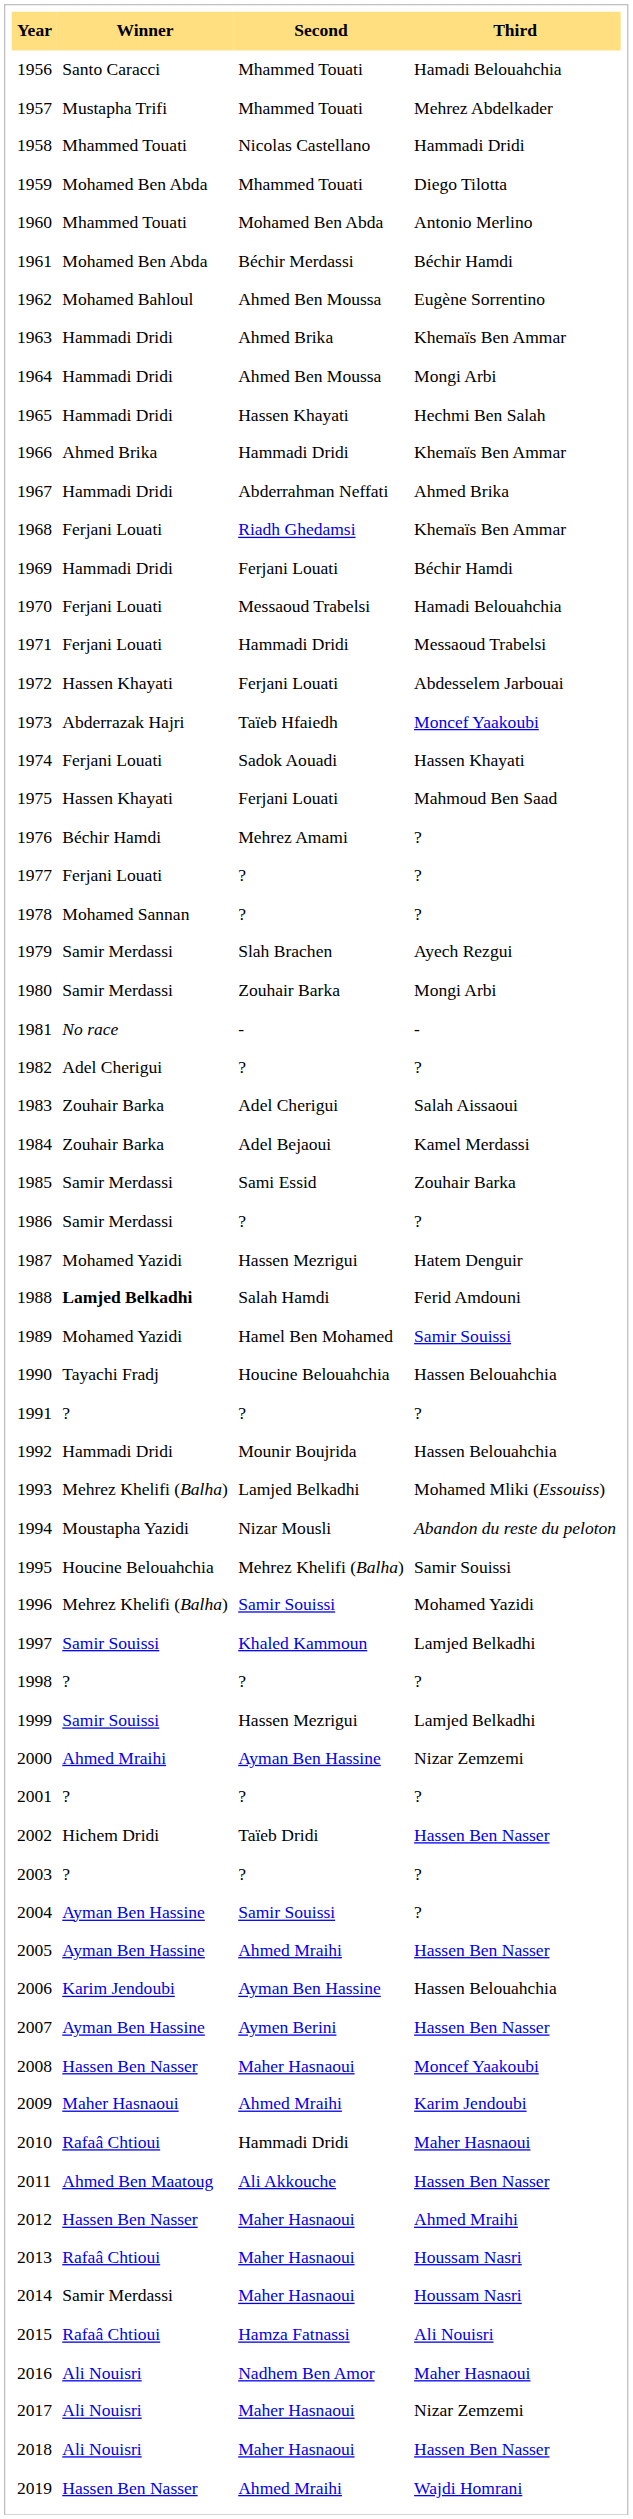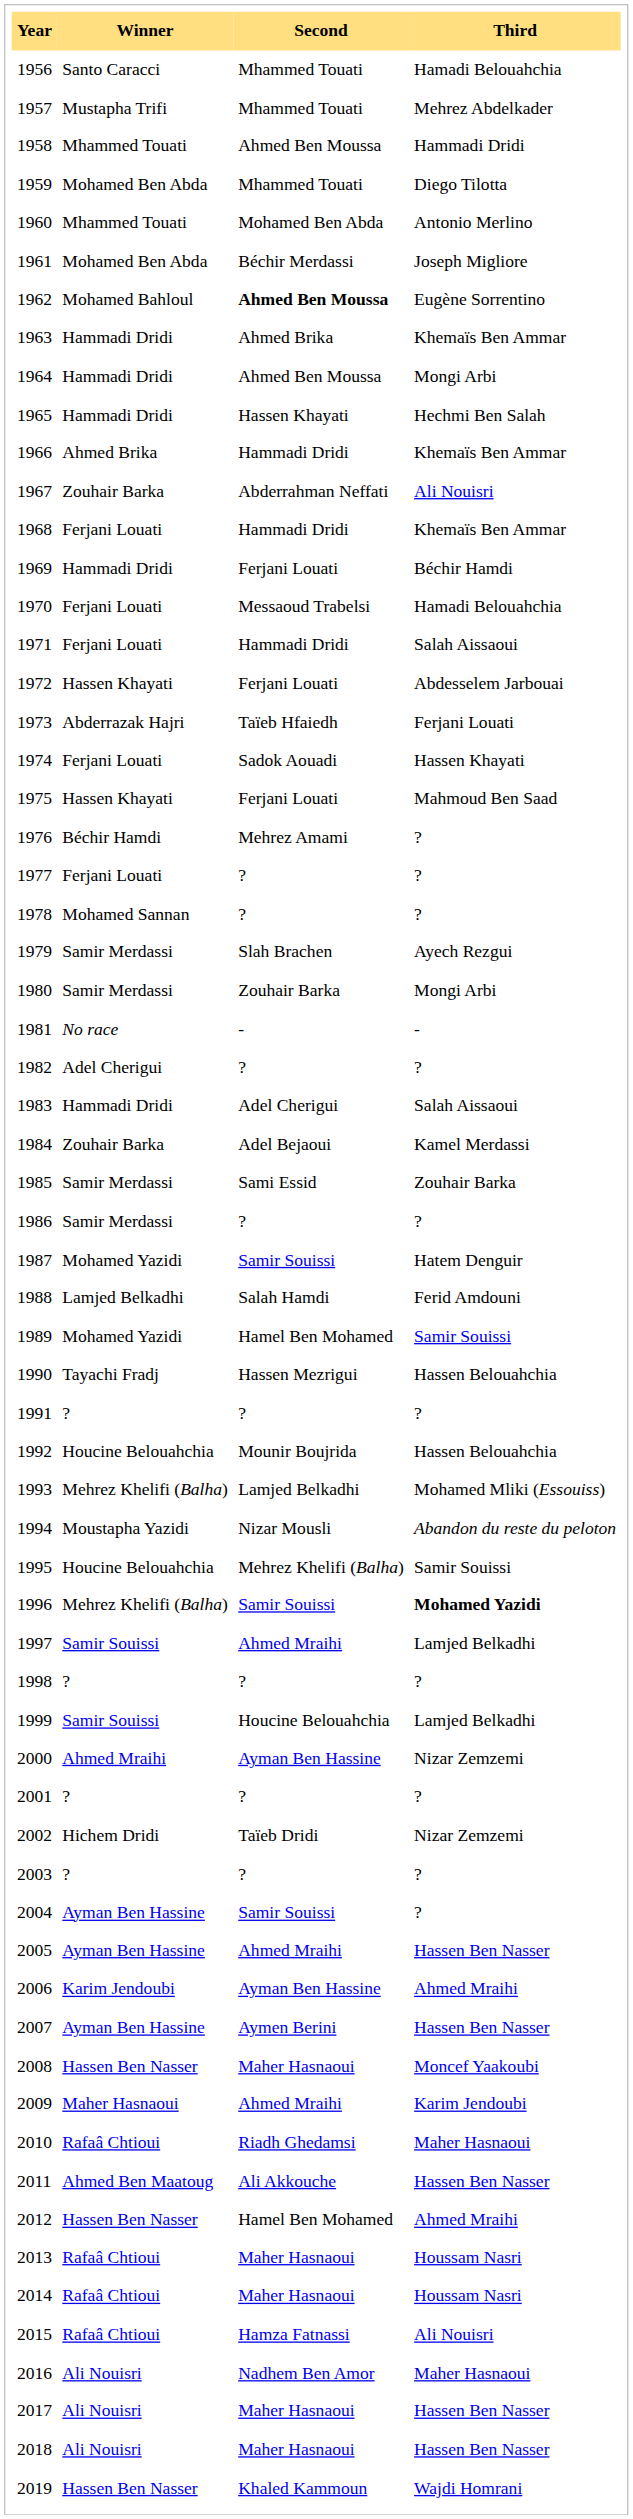(304, 146) Nicolas Castellano -> (310, 146) Ahmed Ben Moussa
(464, 261) Béchir Hamdi -> (471, 261) Joseph Migliore
(310, 299) normal -> (313, 299) bold
(118, 491) Hammadi Dridi -> (113, 491) Zouhair Barka
(462, 491) Ahmed Brika -> (454, 491) Ali Nouisri
(297, 530) Riadh Ghedamsi -> (293, 530) Hammadi Dridi
(480, 645) Messaoud Trabelsi -> (466, 645) Salah Aissaoui
(476, 722) Moncef Yaakoubi -> (464, 722) Ferjani Louati
(113, 1106) Zouhair Barka -> (118, 1106) Hammadi Dridi
(298, 1259) Hassen Mezrigui -> (287, 1259) Samir Souissi
(127, 1298) bold -> (123, 1298) normal
(314, 1374) Houcine Belouahchia -> (298, 1374) Hassen Mezrigui
(118, 1451) Hammadi Dridi -> (138, 1451) Houcine Belouahchia
(474, 1605) normal -> (477, 1605) bold
(303, 1643) Khaled Kammoun -> (290, 1643) Ahmed Mraihi
(298, 1720) Hassen Mezrigui -> (314, 1720) Houcine Belouahchia
(482, 1835) Hassen Ben Nasser -> (469, 1835) Nizar Zemzemi
(485, 1989) Hassen Belouahchia -> (466, 1989) Ahmed Mraihi
(293, 2142) Hammadi Dridi -> (297, 2142) Riadh Ghedamsi
(296, 2219) Maher Hasnaoui -> (316, 2219) Hamel Ben Mohamed
(118, 2296) Samir Merdassi -> (111, 2296) Rafaâ Chtioui
(469, 2411) Nizar Zemzemi -> (482, 2411) Hassen Ben Nasser
(290, 2488) Ahmed Mraihi -> (303, 2488) Khaled Kammoun
